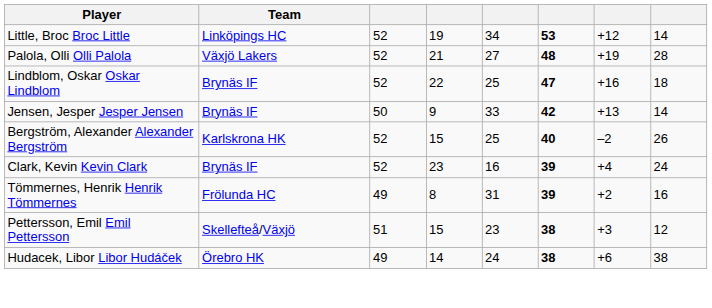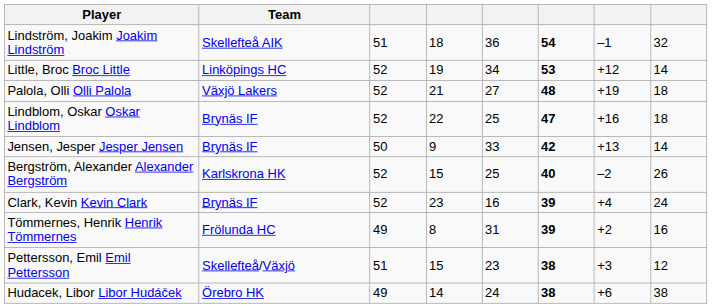+ row: (82, 42)
(661, 55) 28 -> (661, 91) 18
